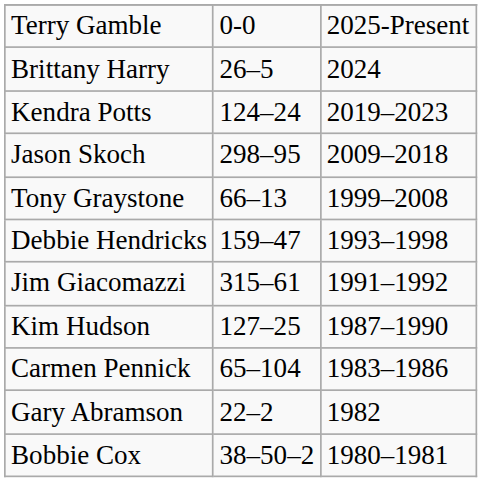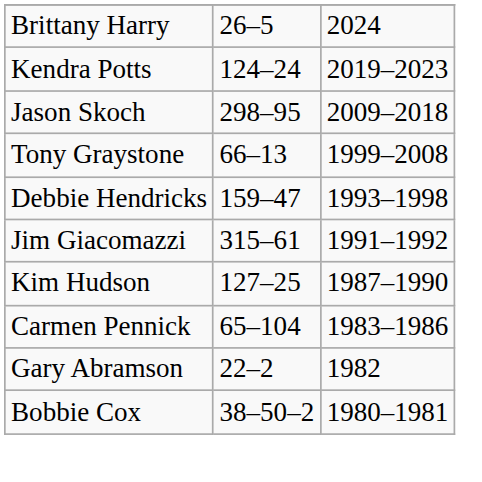- row: (86, 25)
